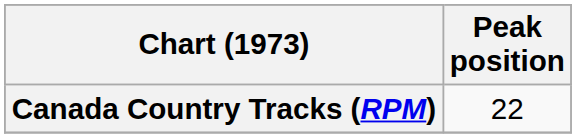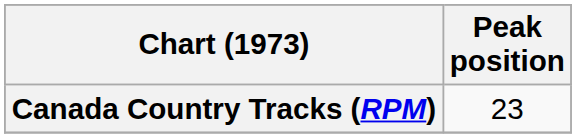(507, 108) 22 -> (507, 108) 23
